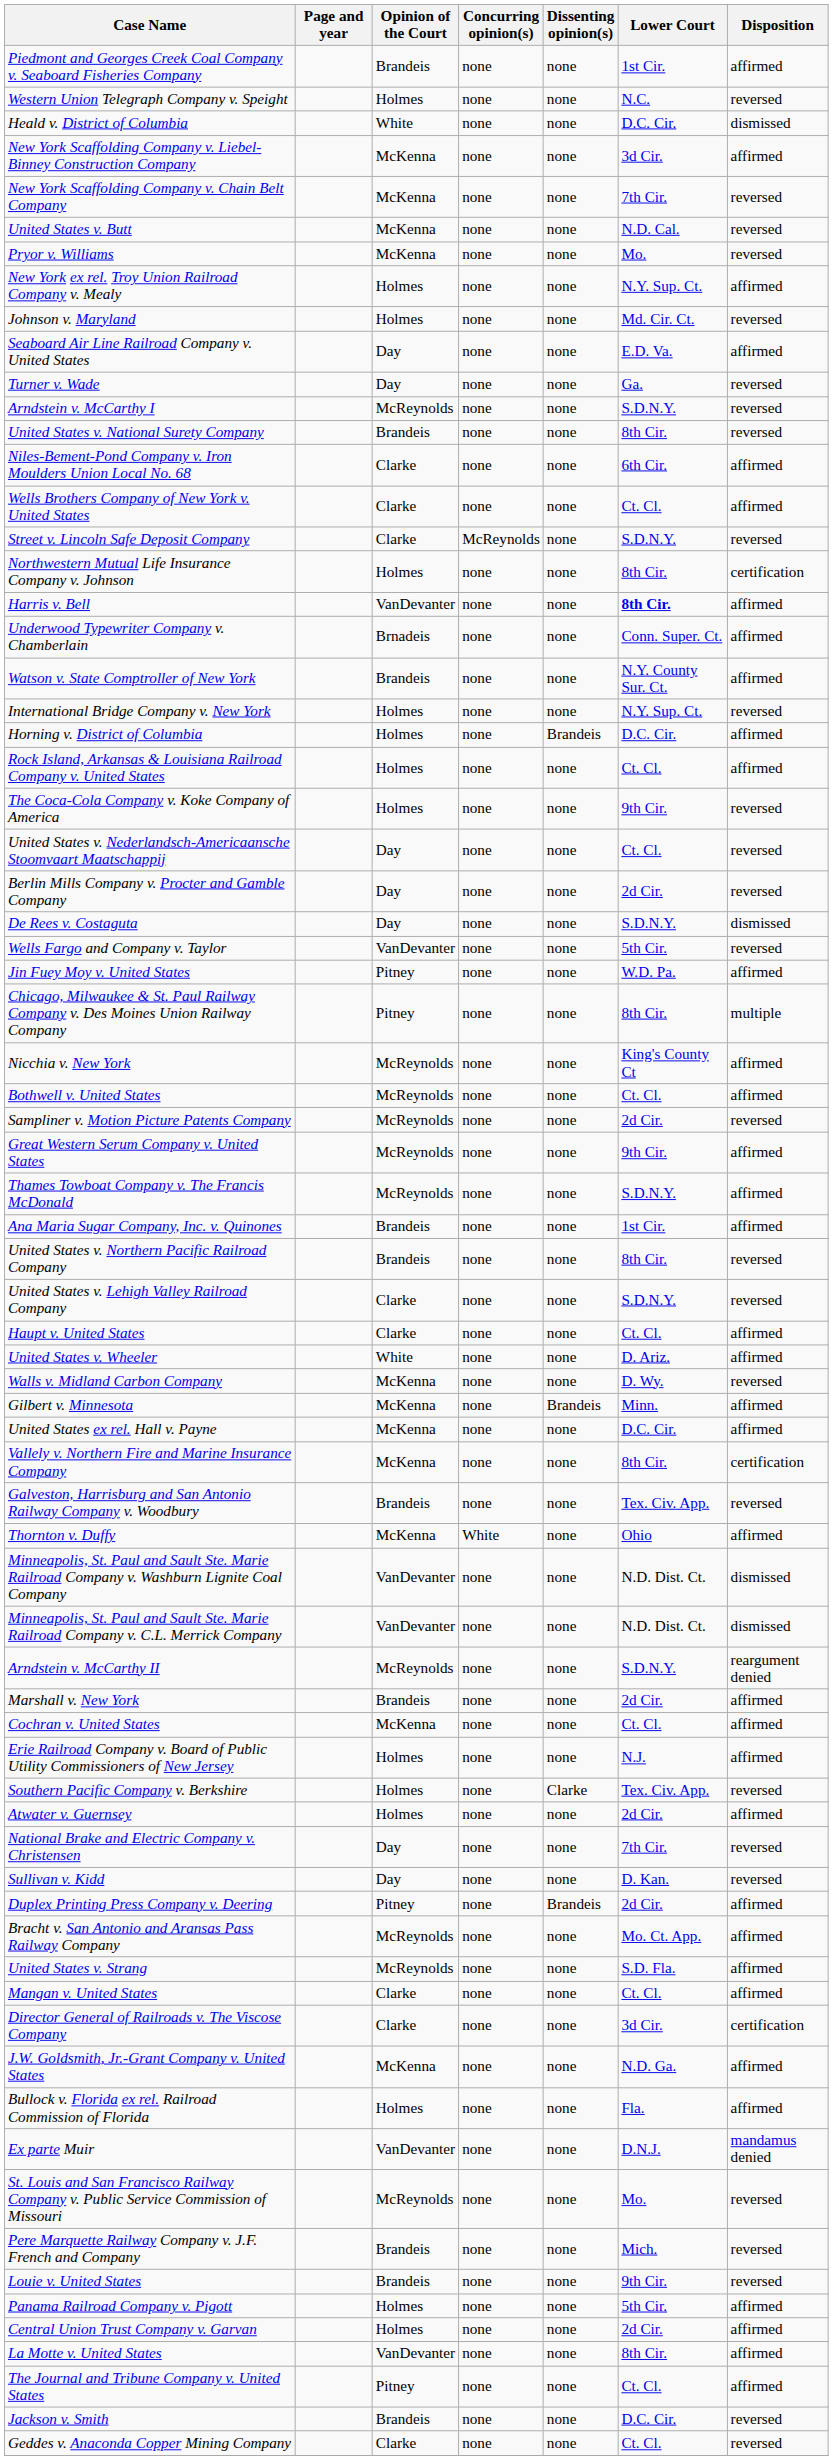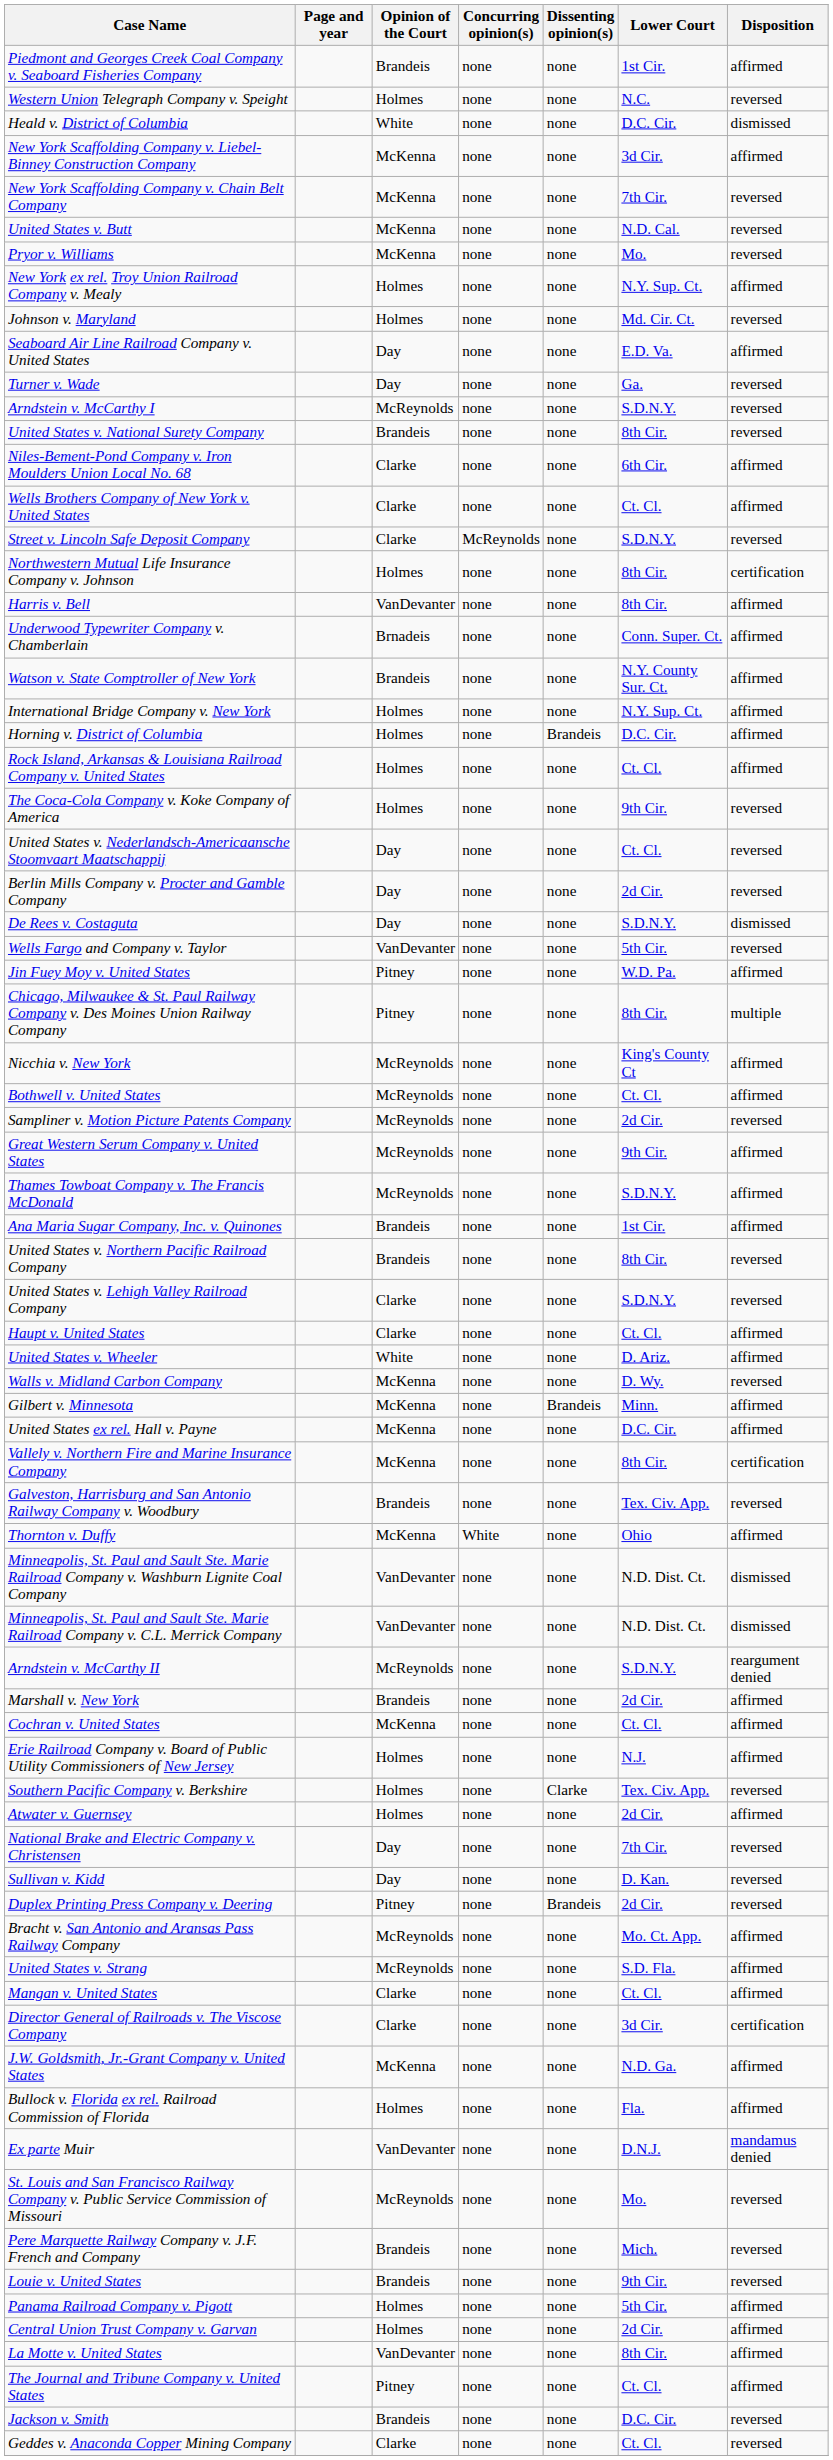(646, 604) bold -> (644, 604) normal
(756, 710) reversed -> (757, 710) affirmed
(757, 1903) affirmed -> (756, 1903) reversed
